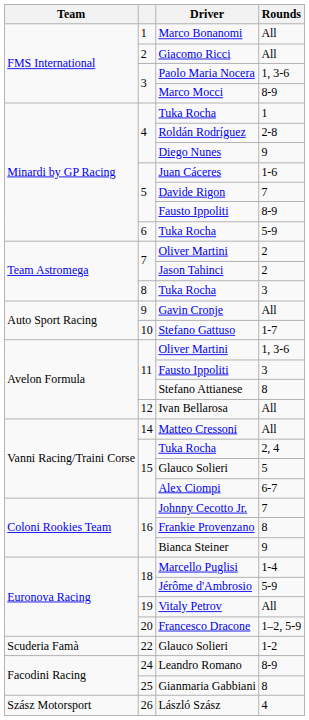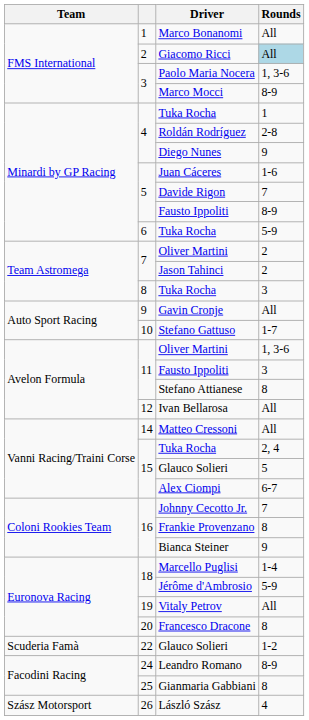(269, 53) no background -> (269, 53) lightblue background
(281, 626) 1–2, 5-9 -> (264, 626) 8
